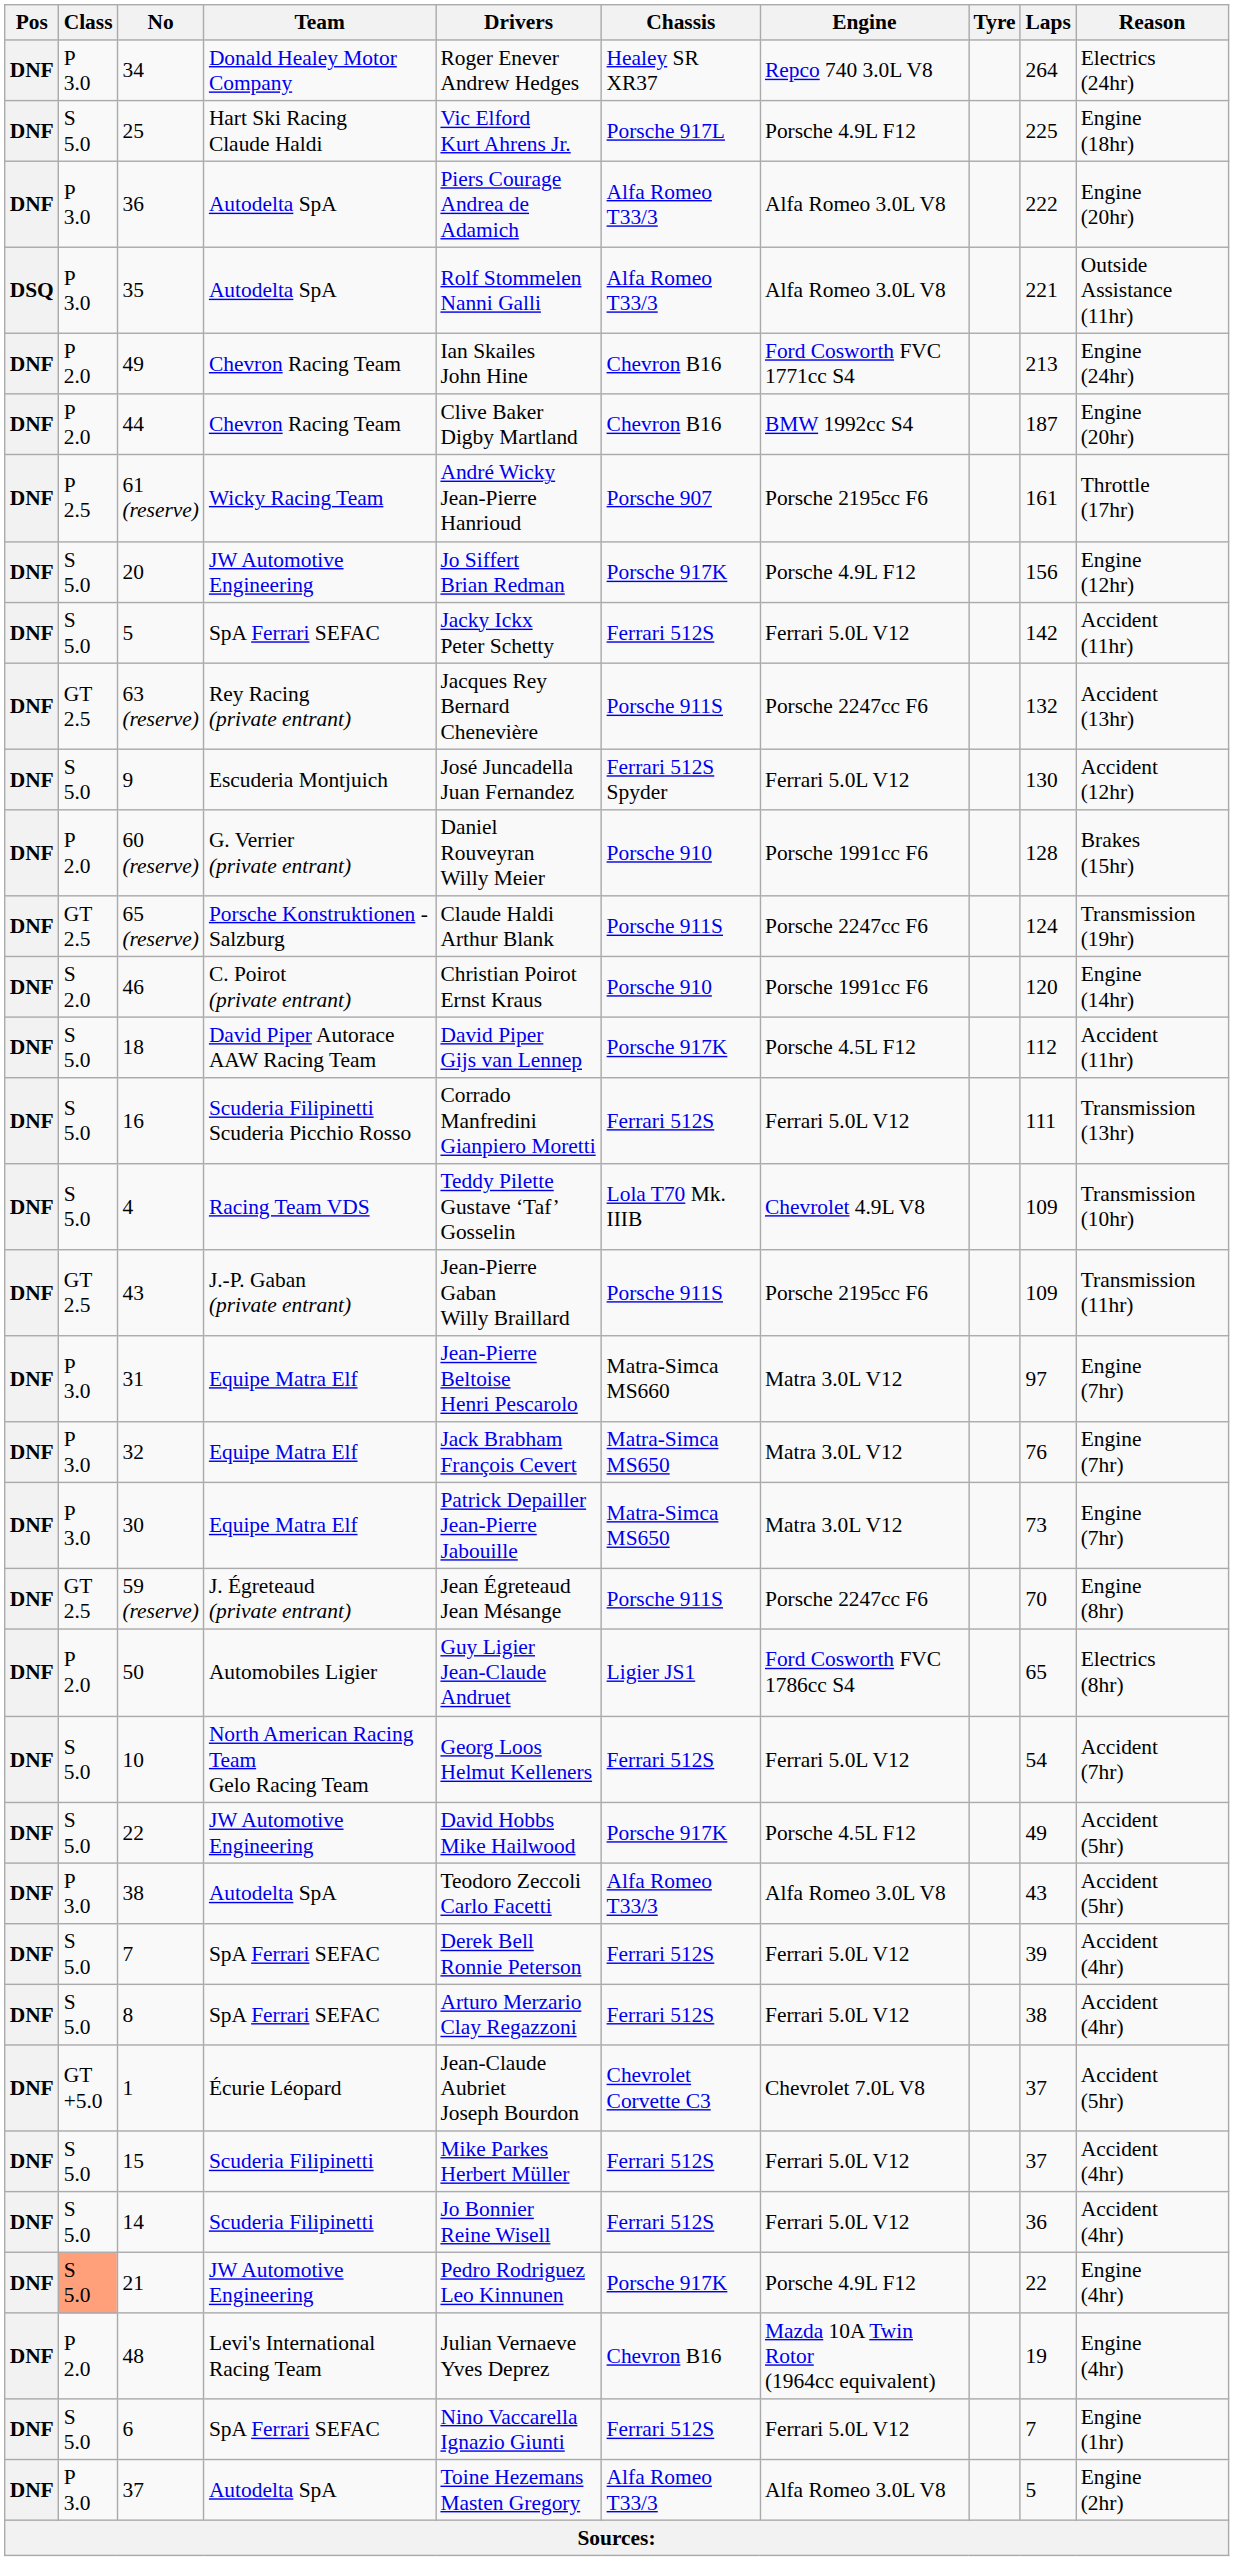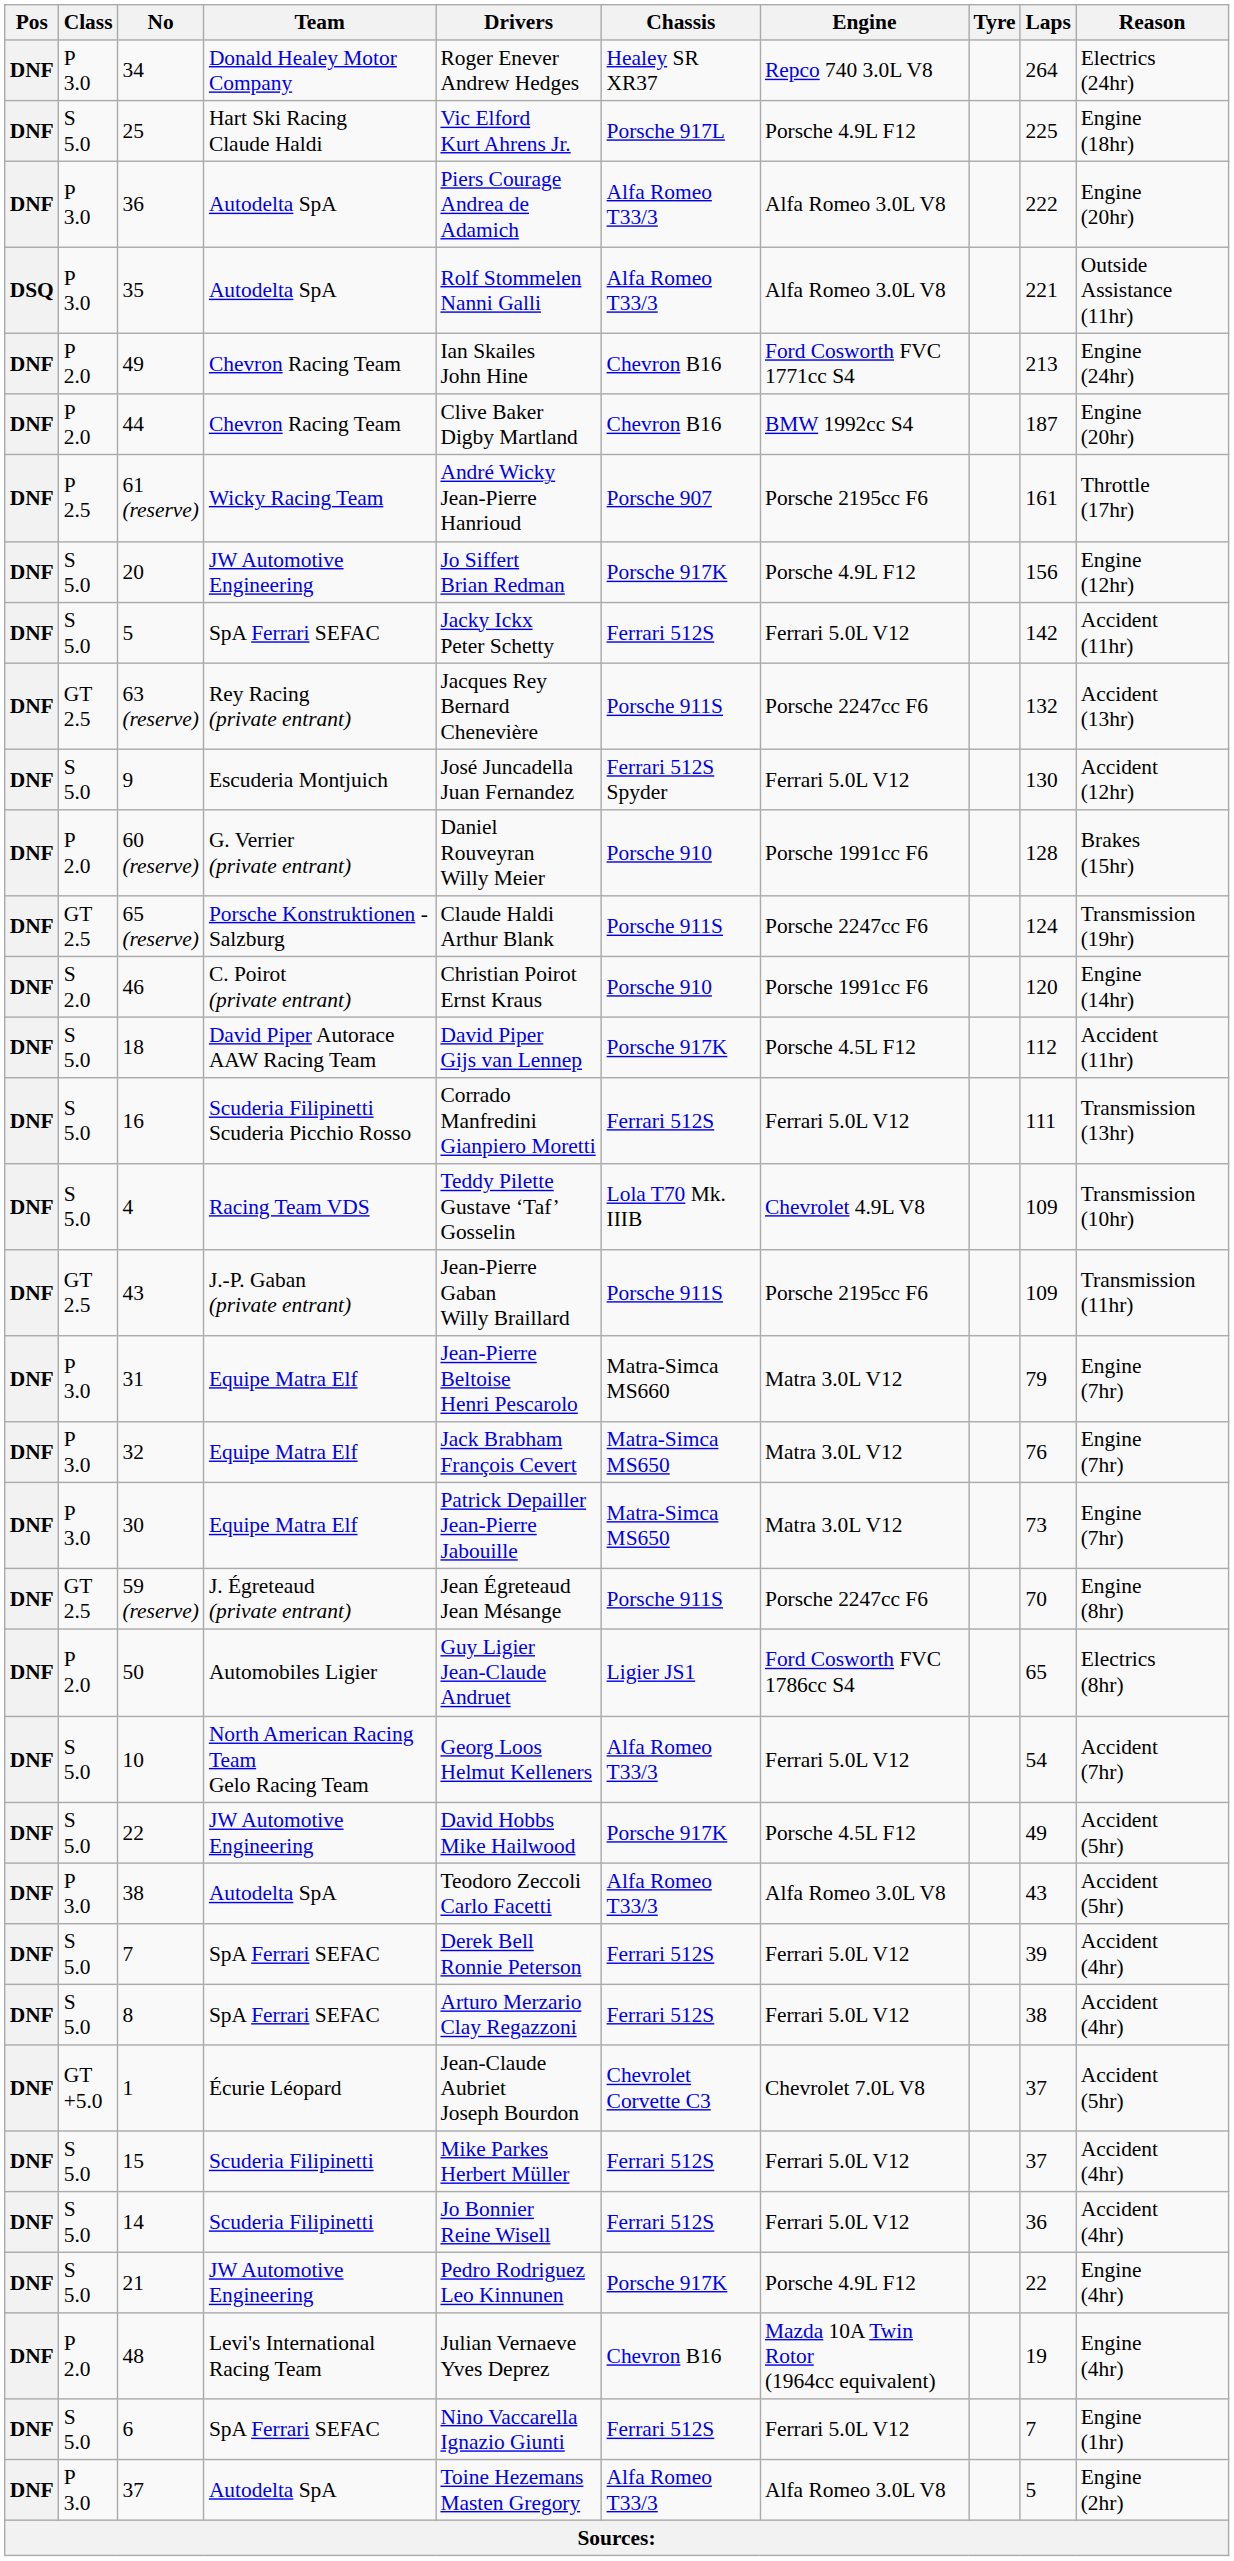(1036, 1379) 97 -> (1036, 1379) 79
(660, 1758) Ferrari 512S -> (659, 1758) Alfa Romeo T33/3
(77, 2282) lightsalmon background -> (77, 2282) no background
